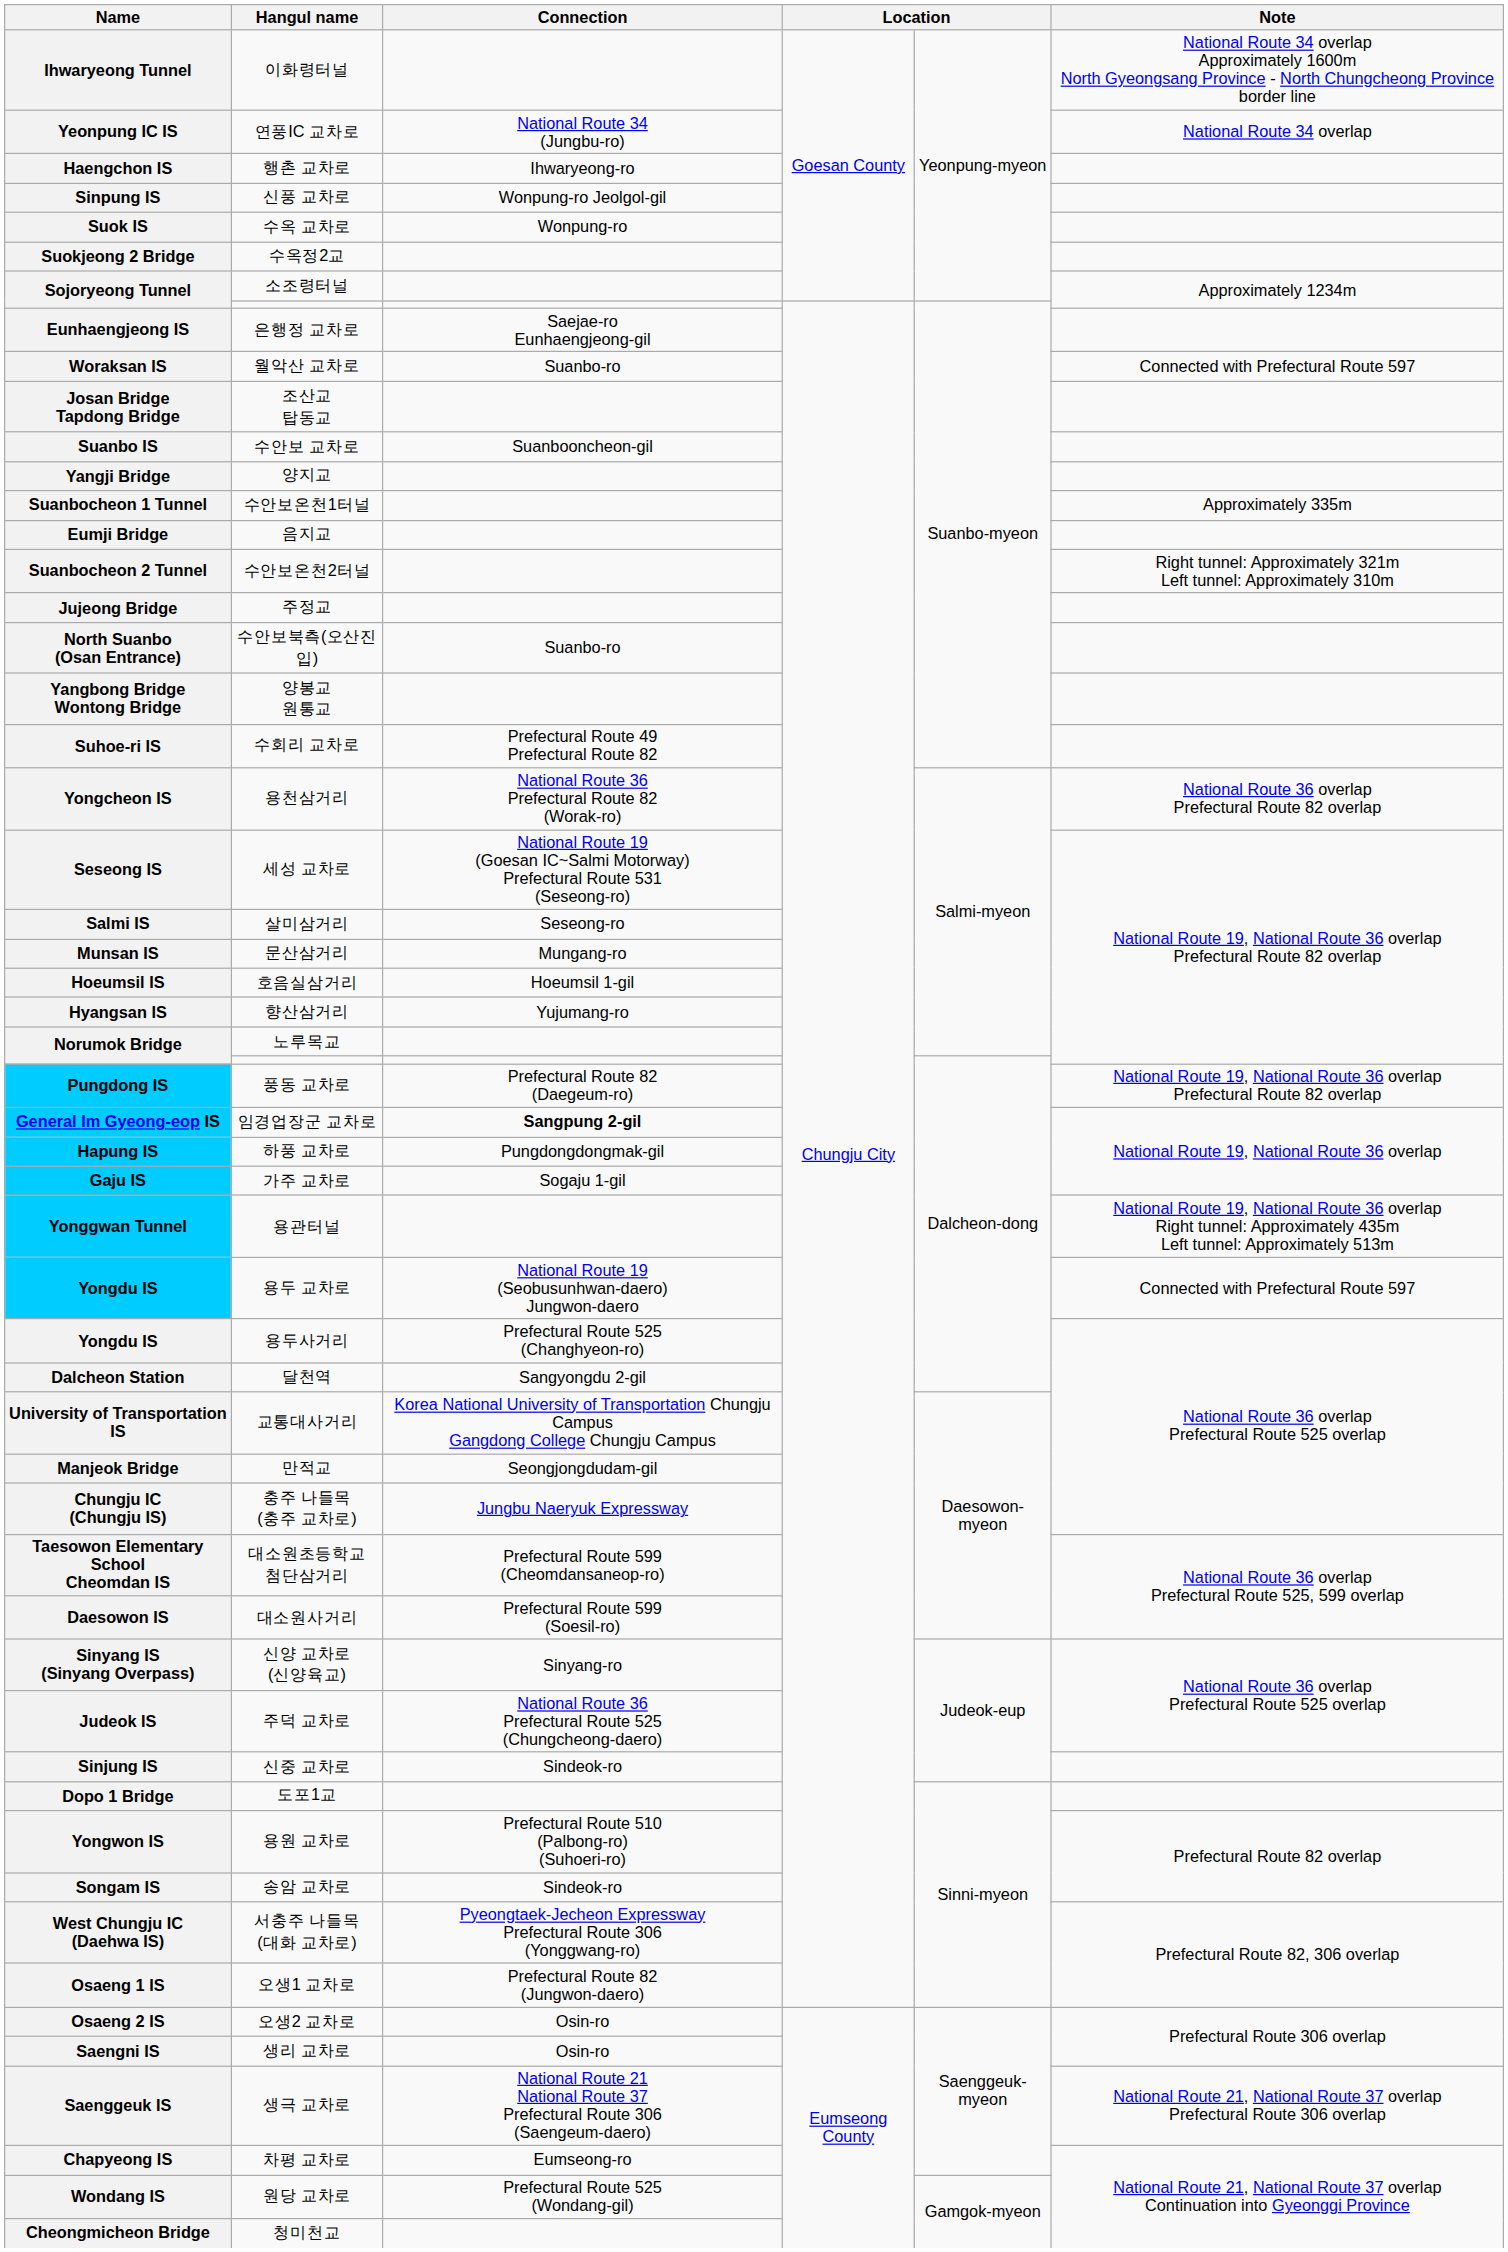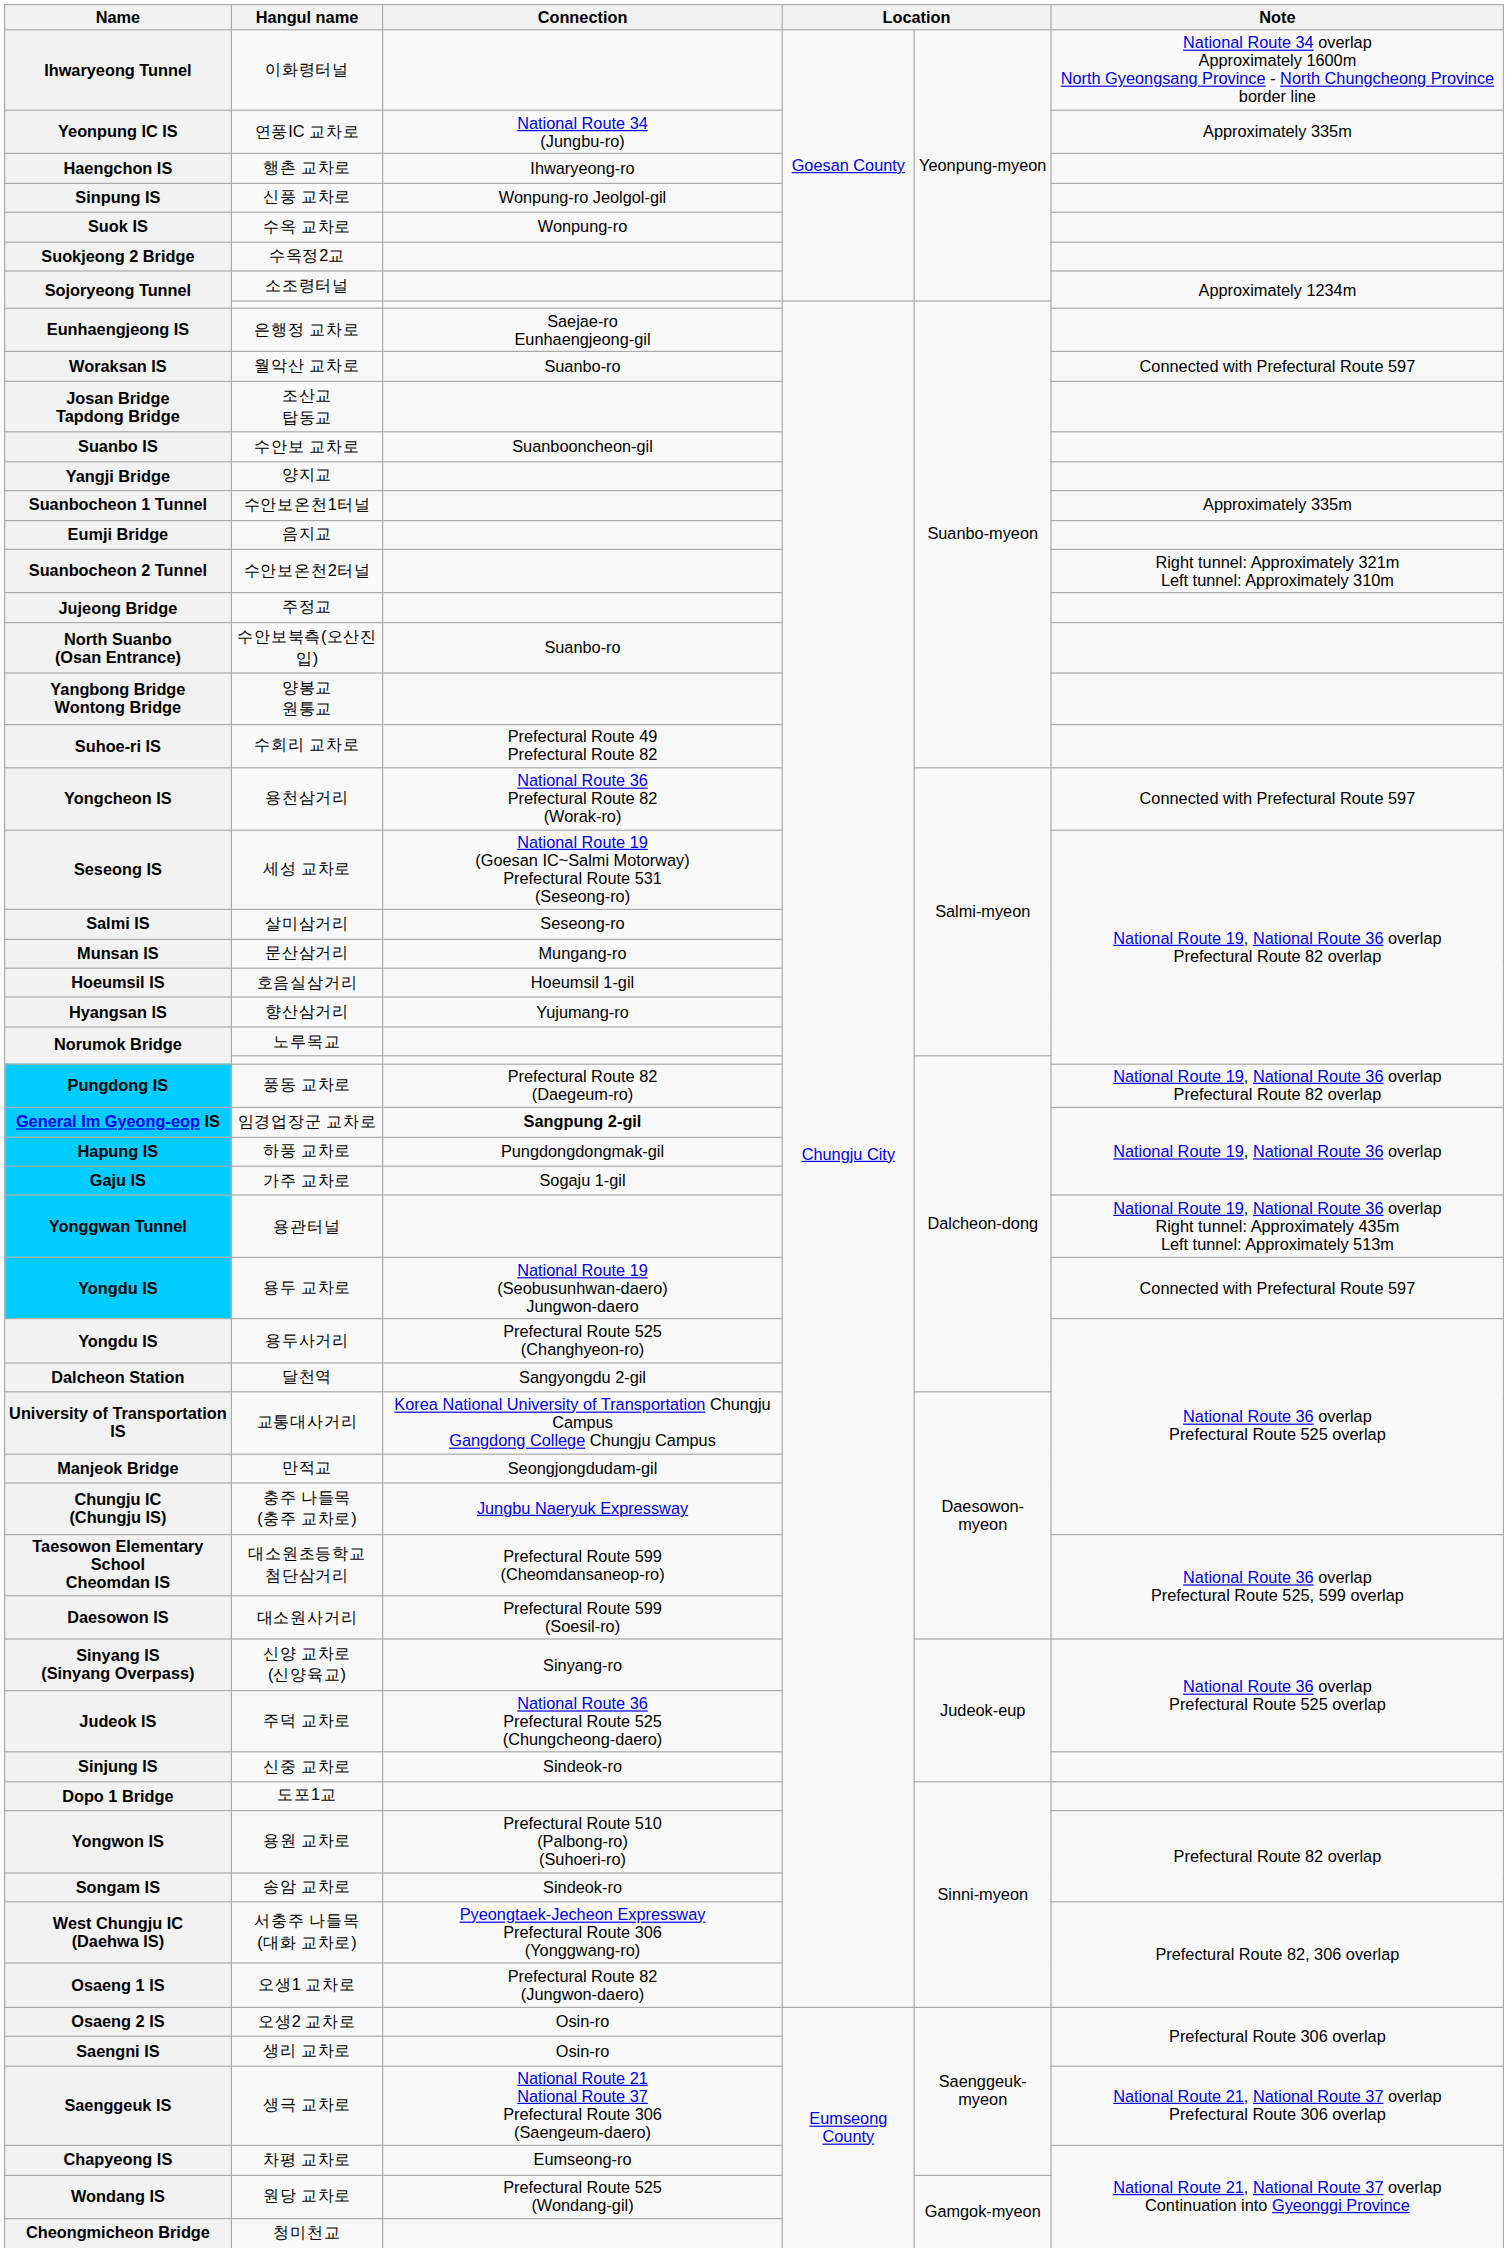(1277, 132) National Route 34 overlap -> (1277, 132) Approximately 335m
(1277, 798) National Route 36 overlap Prefectural Route 82 overlap -> (1277, 798) Connected with Prefectural Route 597
